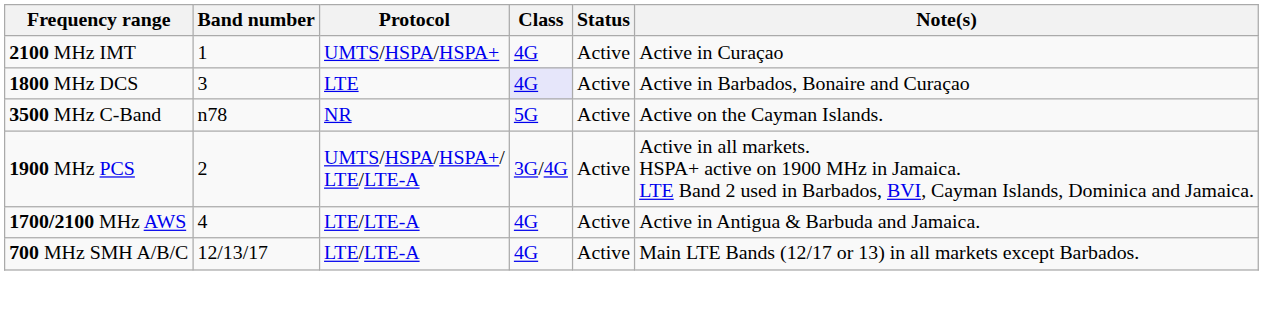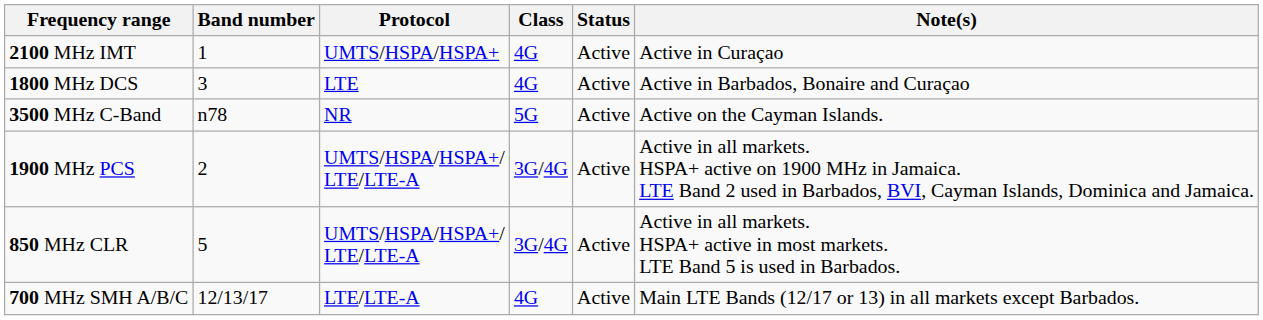(526, 83) lavender background -> (526, 83) no background
- row: (98, 222)
+ row: (69, 244)
